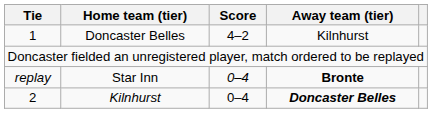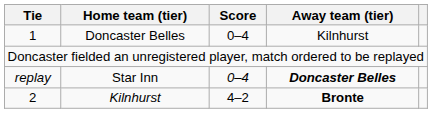(238, 35) 4–2 -> (238, 35) 0–4
(343, 77) Bronte -> (343, 77) Doncaster Belles
(238, 98) 0–4 -> (238, 98) 4–2
(343, 98) Doncaster Belles -> (343, 98) Bronte
